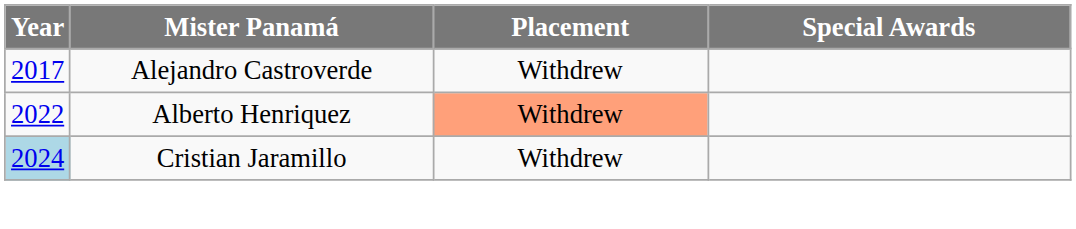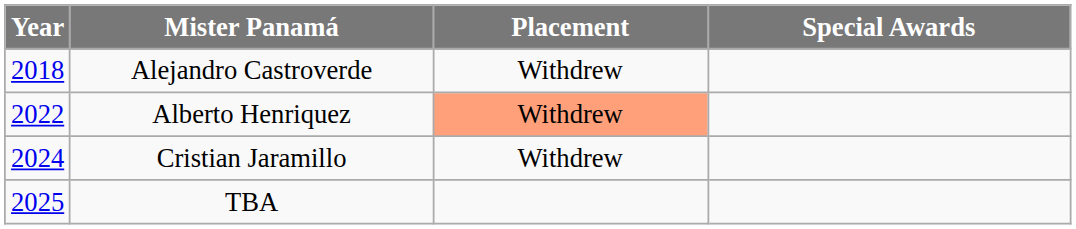(38, 70) 2017 -> (38, 70) 2018
(38, 158) lightblue background -> (38, 158) no background
+ row: (252, 202)
